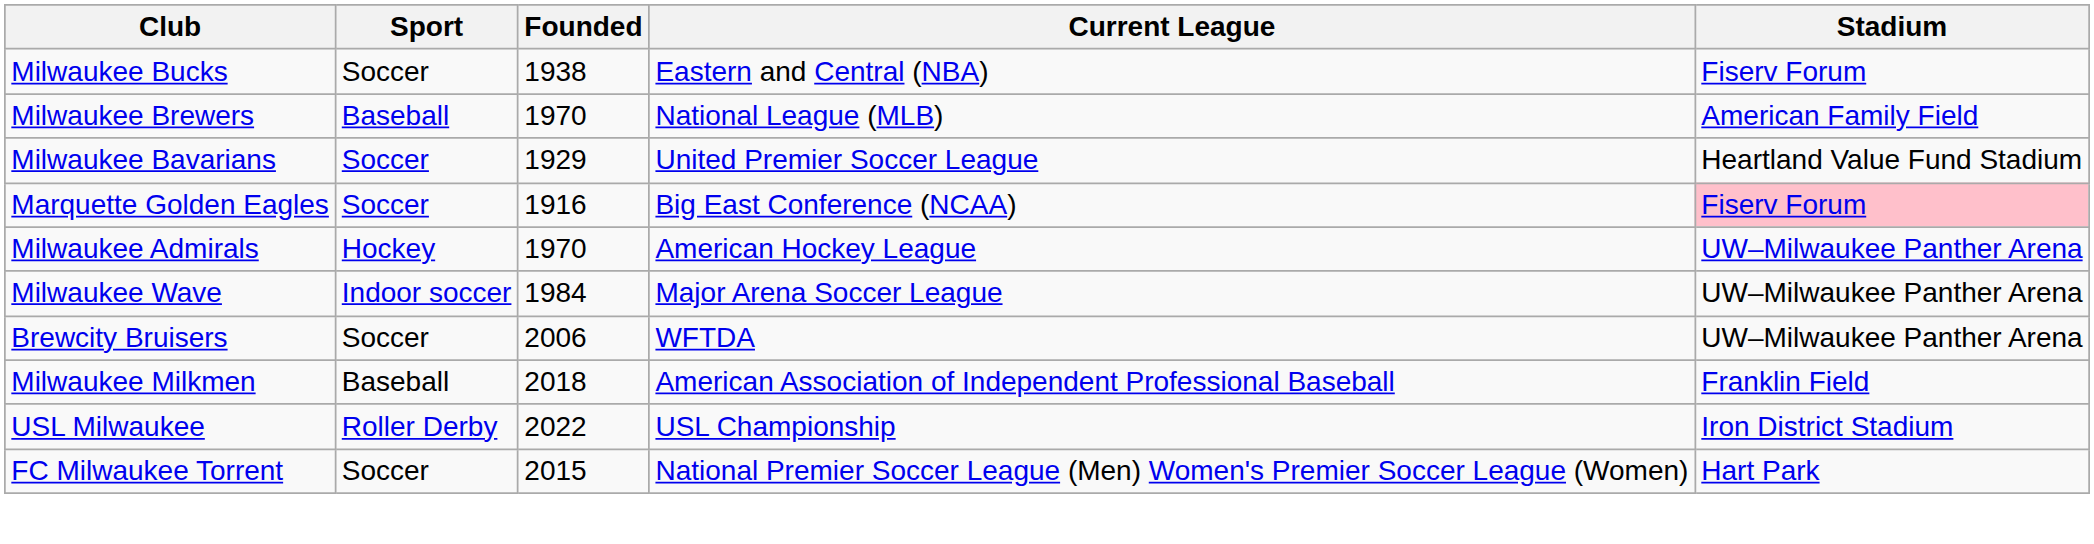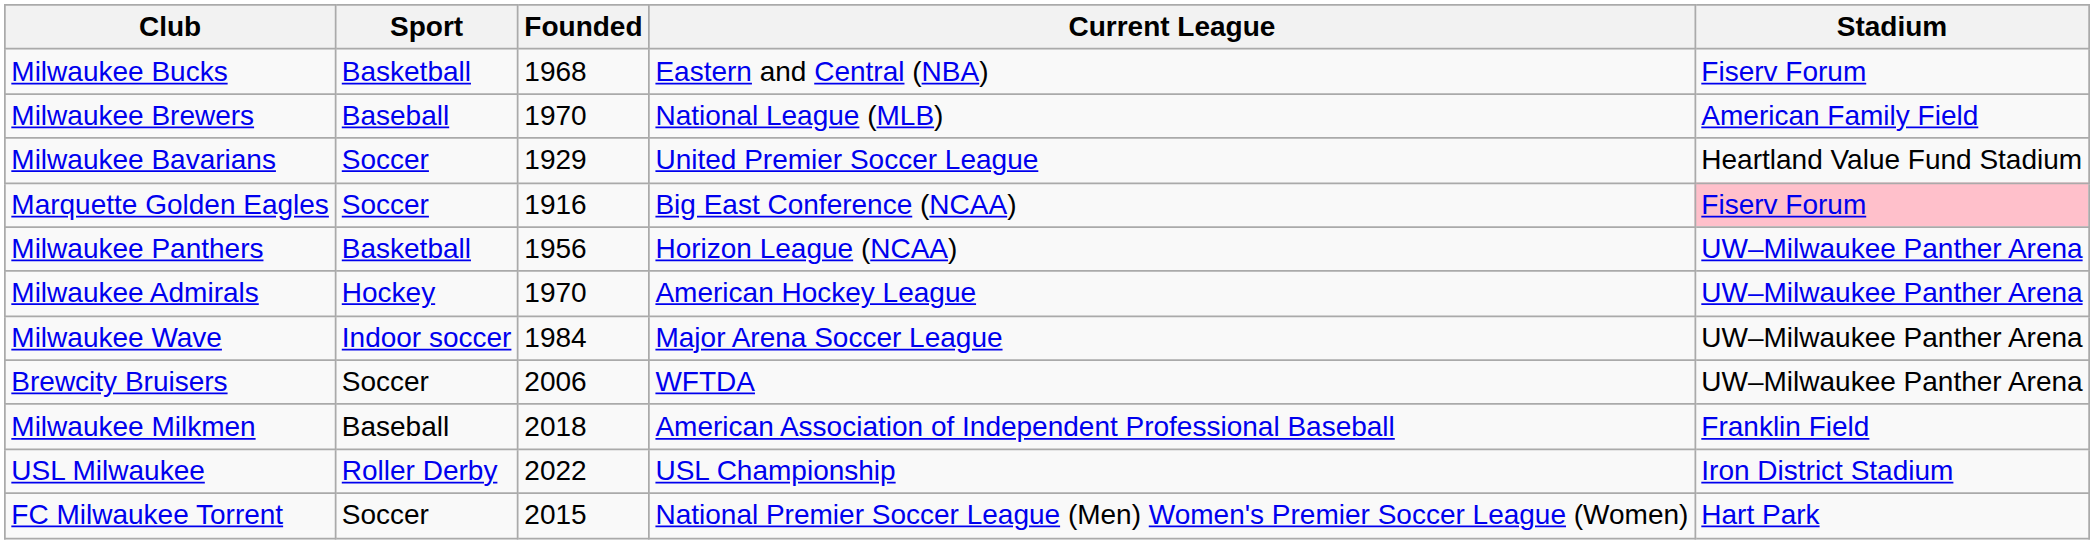(385, 71) Soccer -> (406, 71) Basketball
(555, 71) 1938 -> (555, 71) 1968
+ row: (137, 248)
